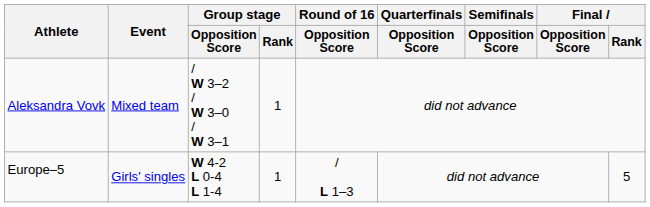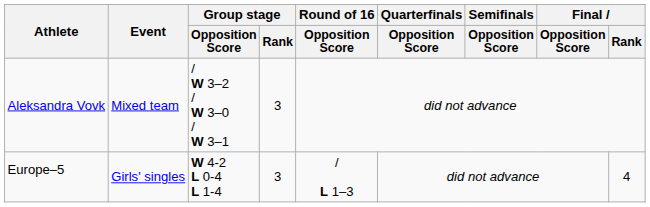(278, 105) 1 -> (278, 105) 3
(278, 177) 1 -> (278, 177) 3
(627, 177) 5 -> (627, 177) 4
